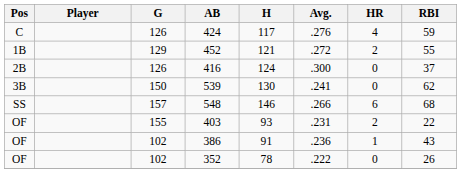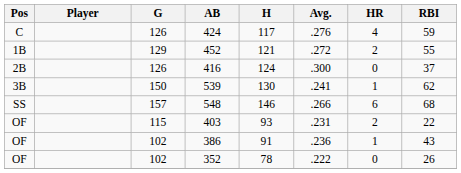(375, 86) 0 -> (375, 86) 1
(158, 123) 155 -> (158, 123) 115
